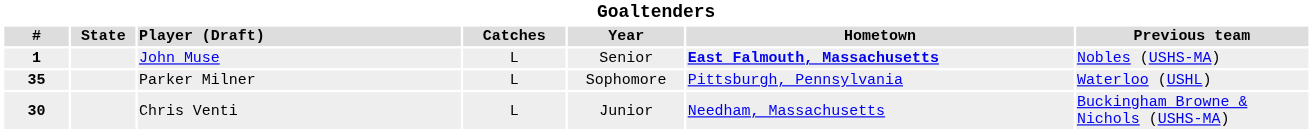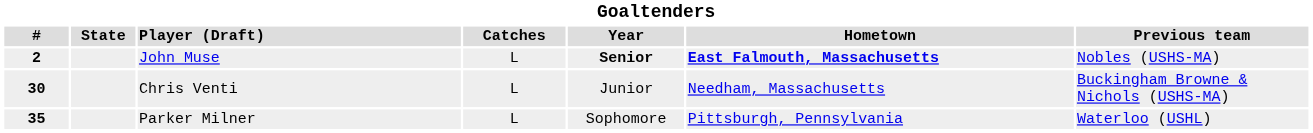(37, 58) 1 -> (37, 58) 2
(626, 58) normal -> (626, 58) bold
rows swapped: (188, 111) <-> (197, 80)
